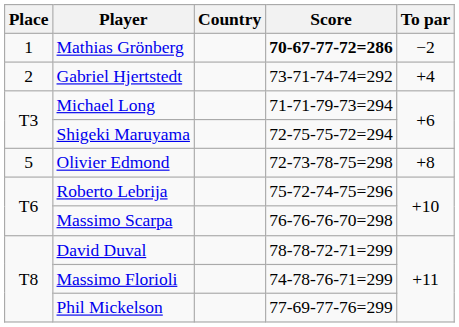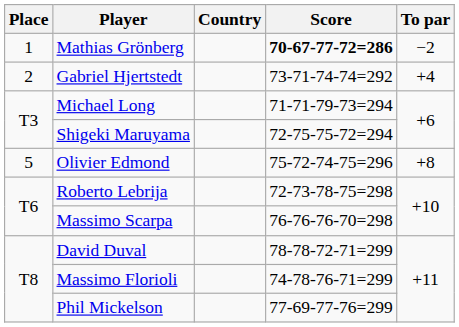(331, 163) 72-73-78-75=298 -> (331, 163) 75-72-74-75=296
(331, 192) 75-72-74-75=296 -> (331, 192) 72-73-78-75=298
